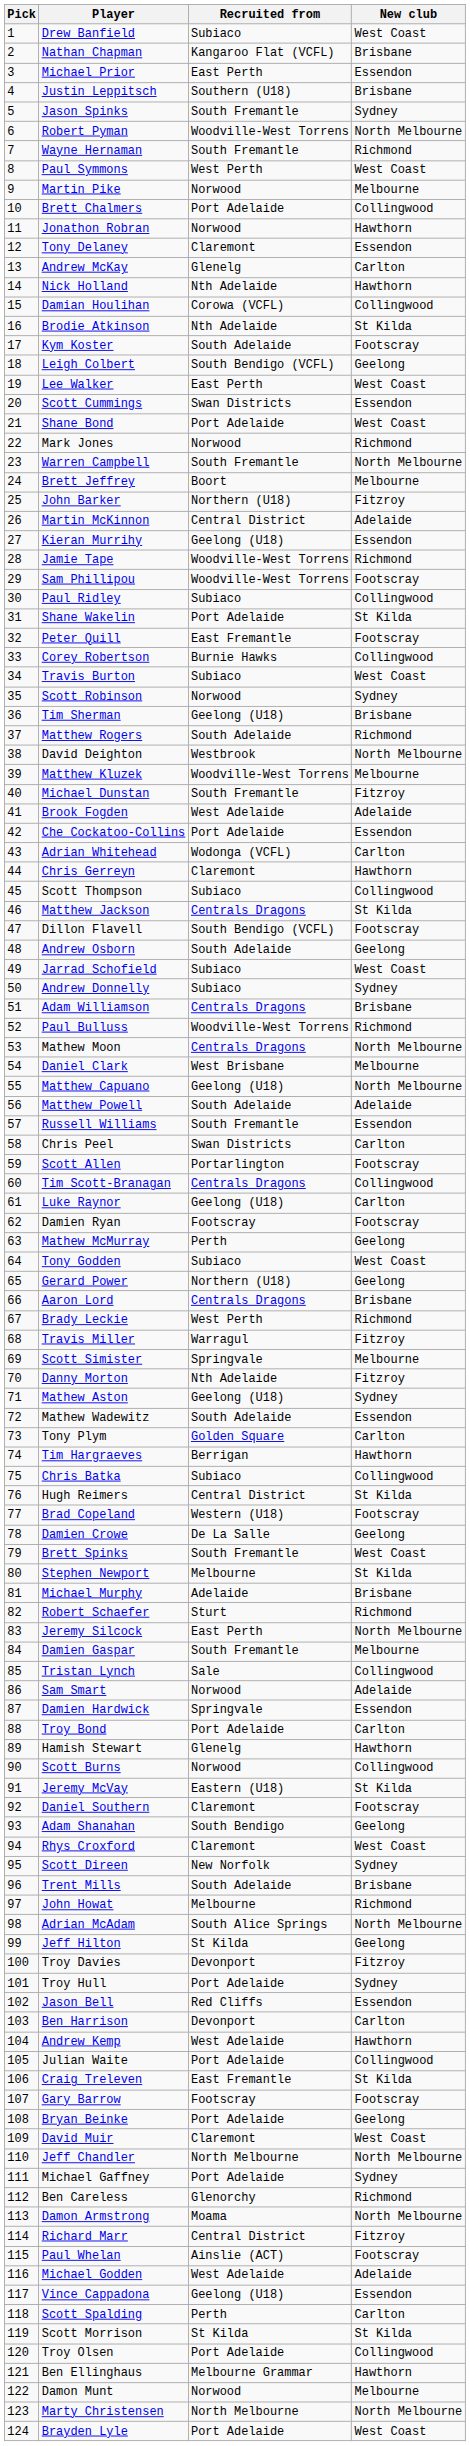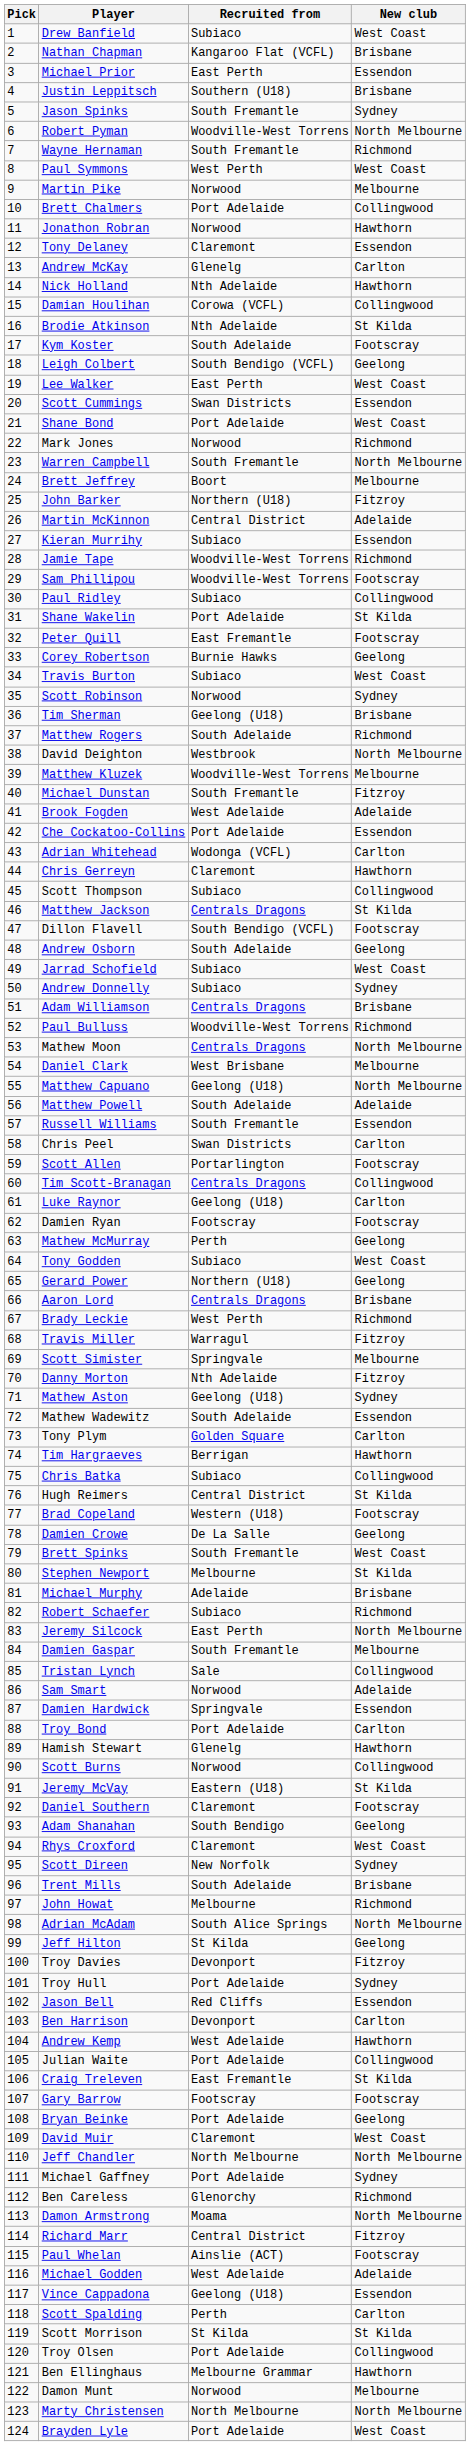(238, 541) Geelong (U18) -> (216, 541) Subiaco
(394, 657) Collingwood -> (380, 657) Geelong
(209, 1613) Sturt -> (216, 1613) Subiaco
